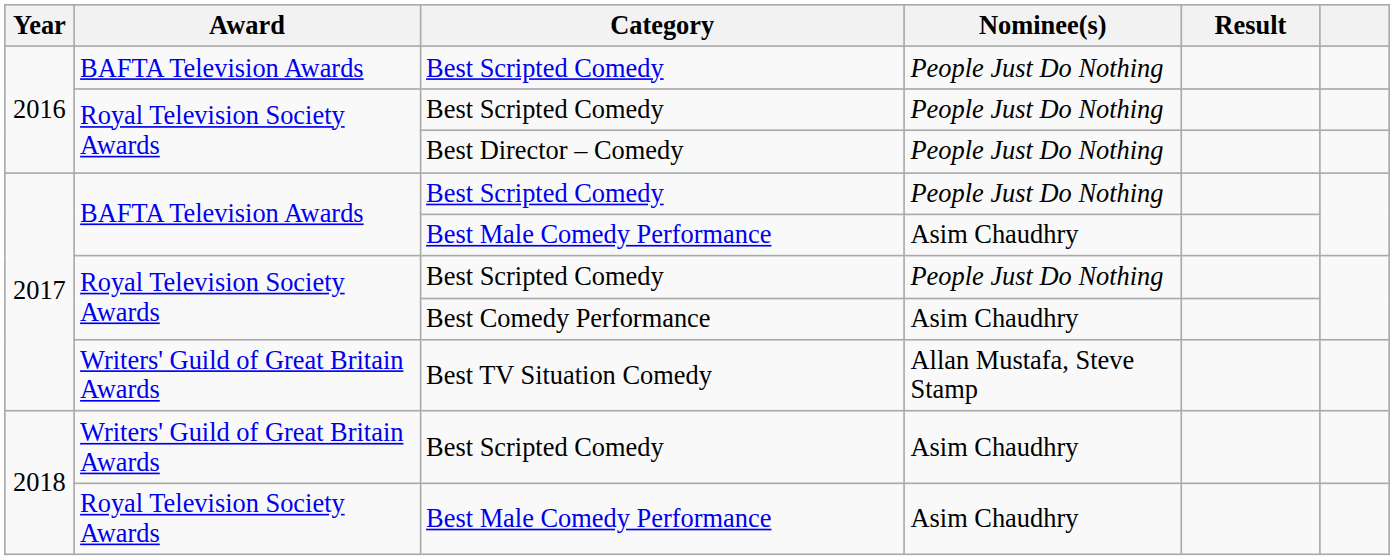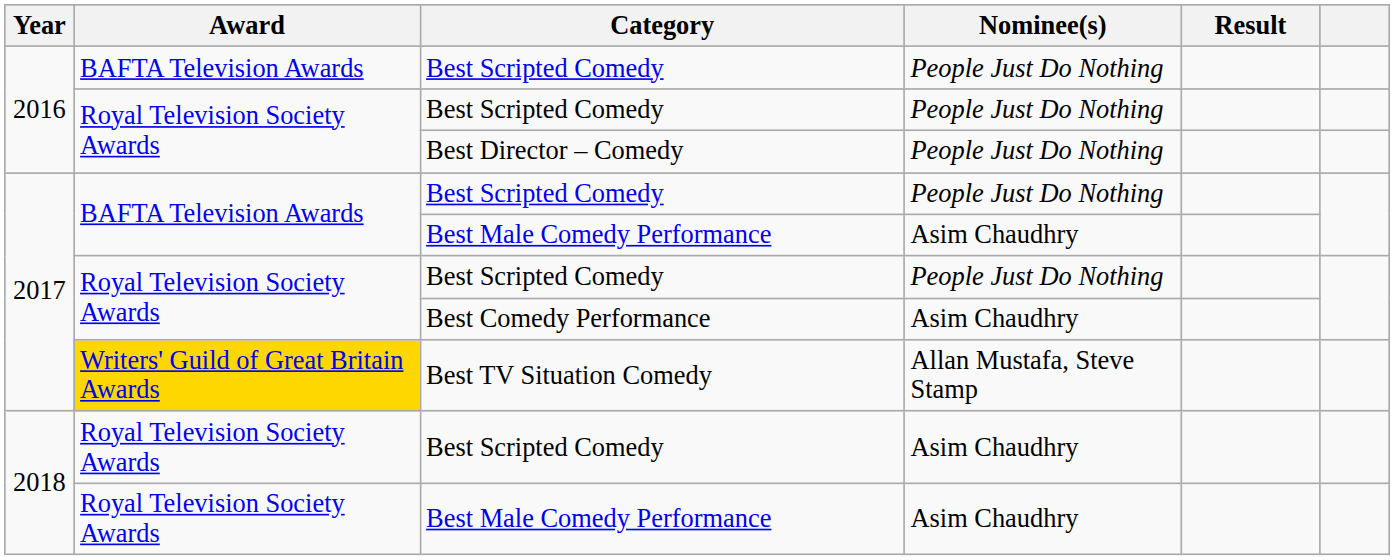(242, 375) no background -> (242, 375) gold background
(242, 446) Writers' Guild of Great Britain Awards -> (212, 446) Royal Television Society Awards
